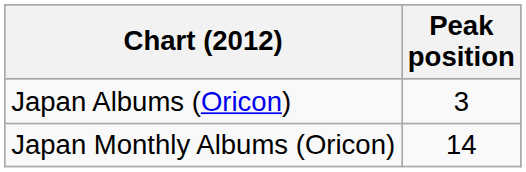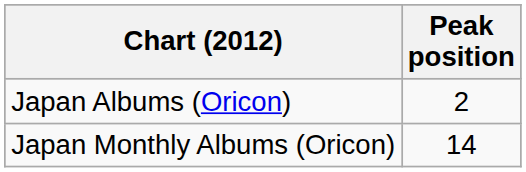(461, 100) 3 -> (461, 100) 2
